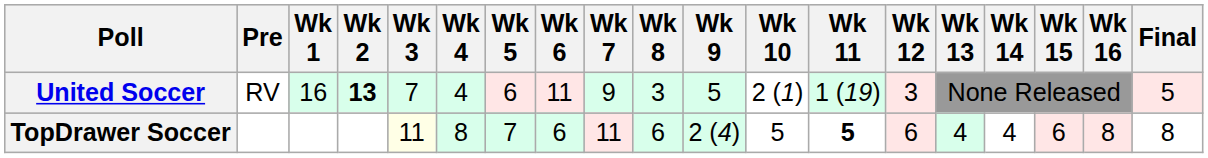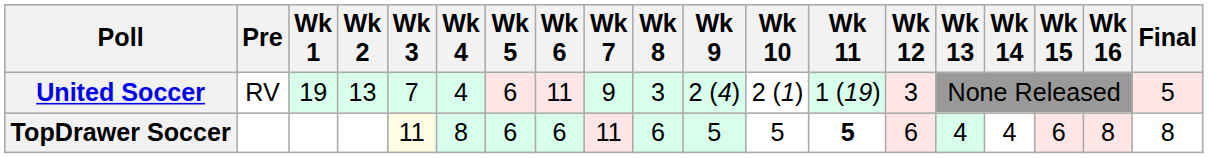(313, 92) 16 -> (313, 92) 19
(362, 92) bold -> (362, 92) normal
(714, 92) 5 -> (714, 92) 2 (4)
(510, 132) 7 -> (510, 132) 6
(714, 132) 2 (4) -> (714, 132) 5
